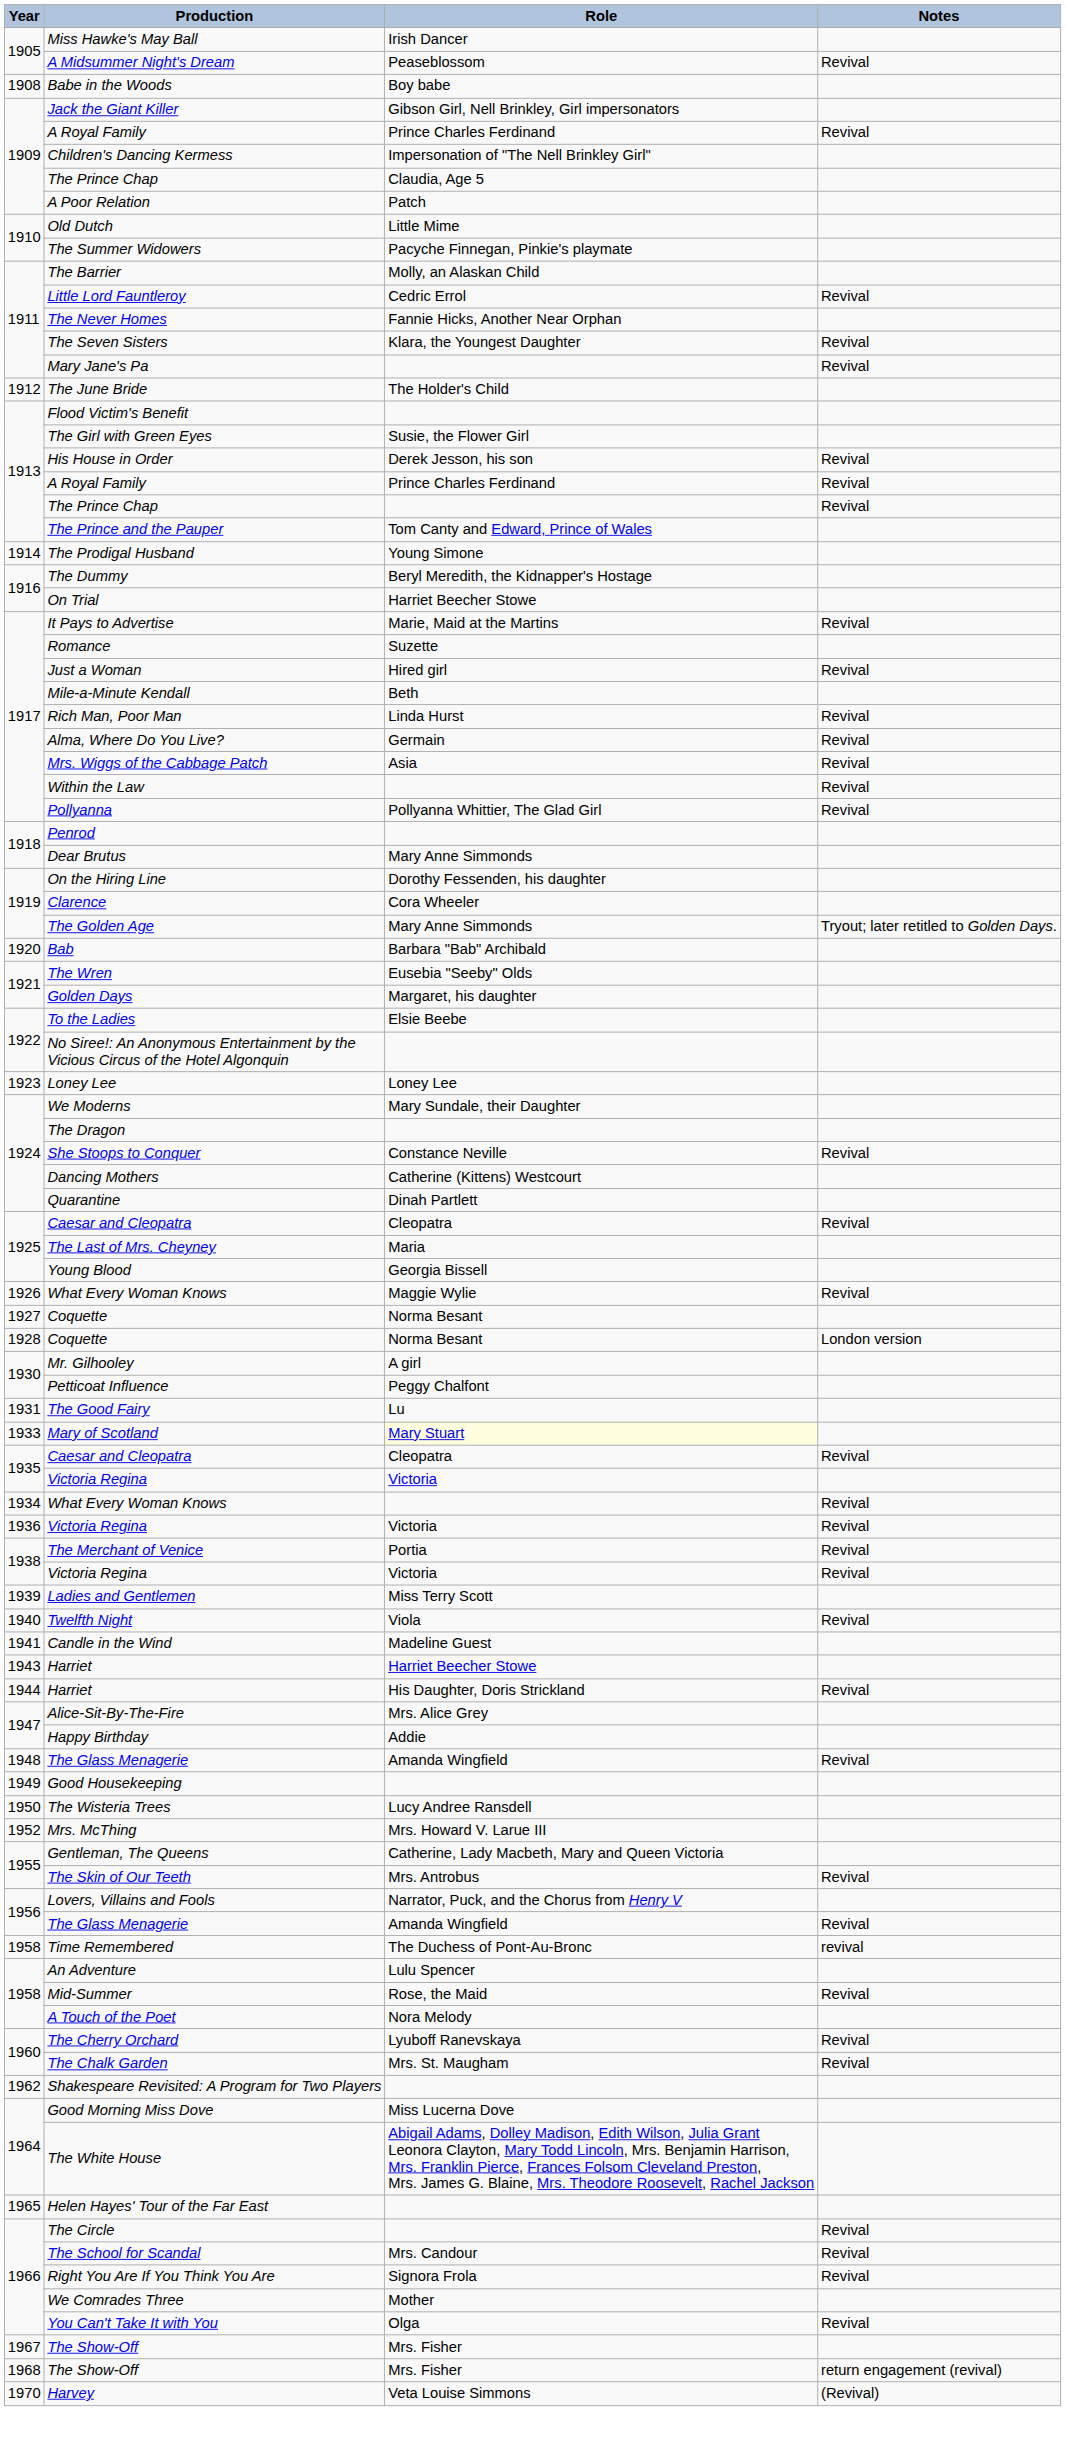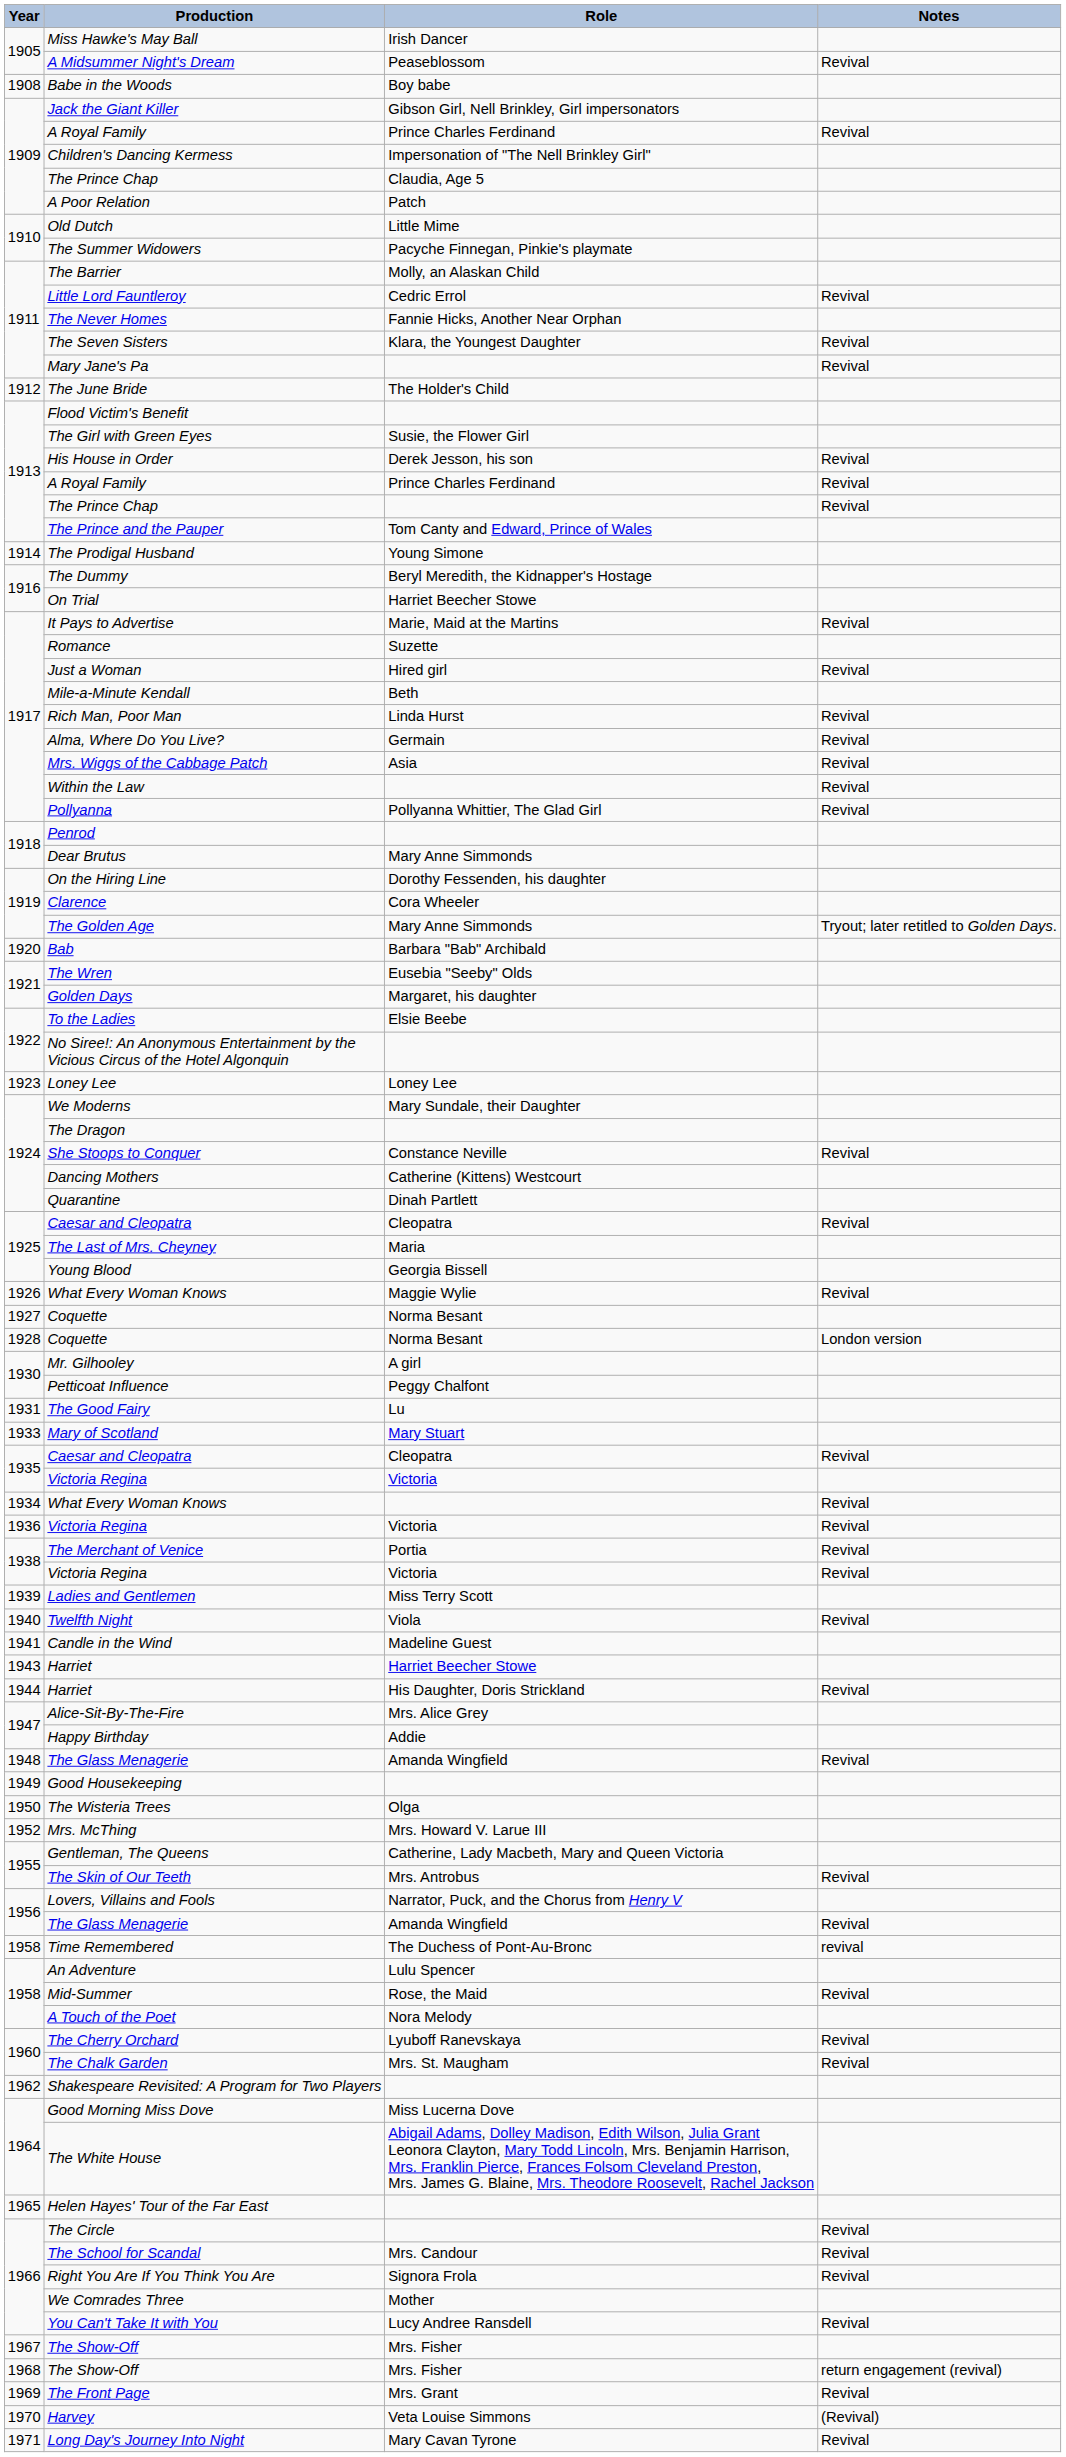(426, 1433) lightyellow background -> (426, 1433) no background
(460, 1806) Lucy Andree Ransdell -> (404, 1806) Olga
(404, 2323) Olga -> (460, 2323) Lucy Andree Ransdell
+ row: (24, 2393)
+ row: (24, 2440)
